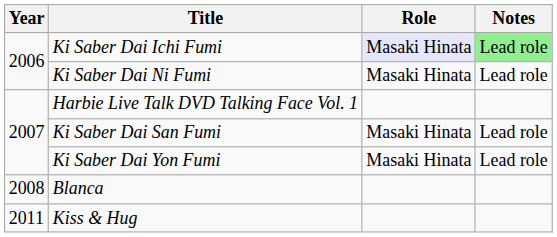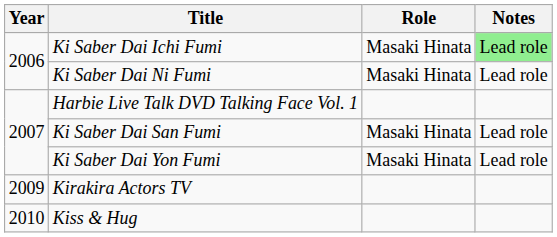(419, 47) lavender background -> (419, 47) no background
- row: (78, 189)
+ row: (122, 189)
(26, 217) 2011 -> (27, 217) 2010
